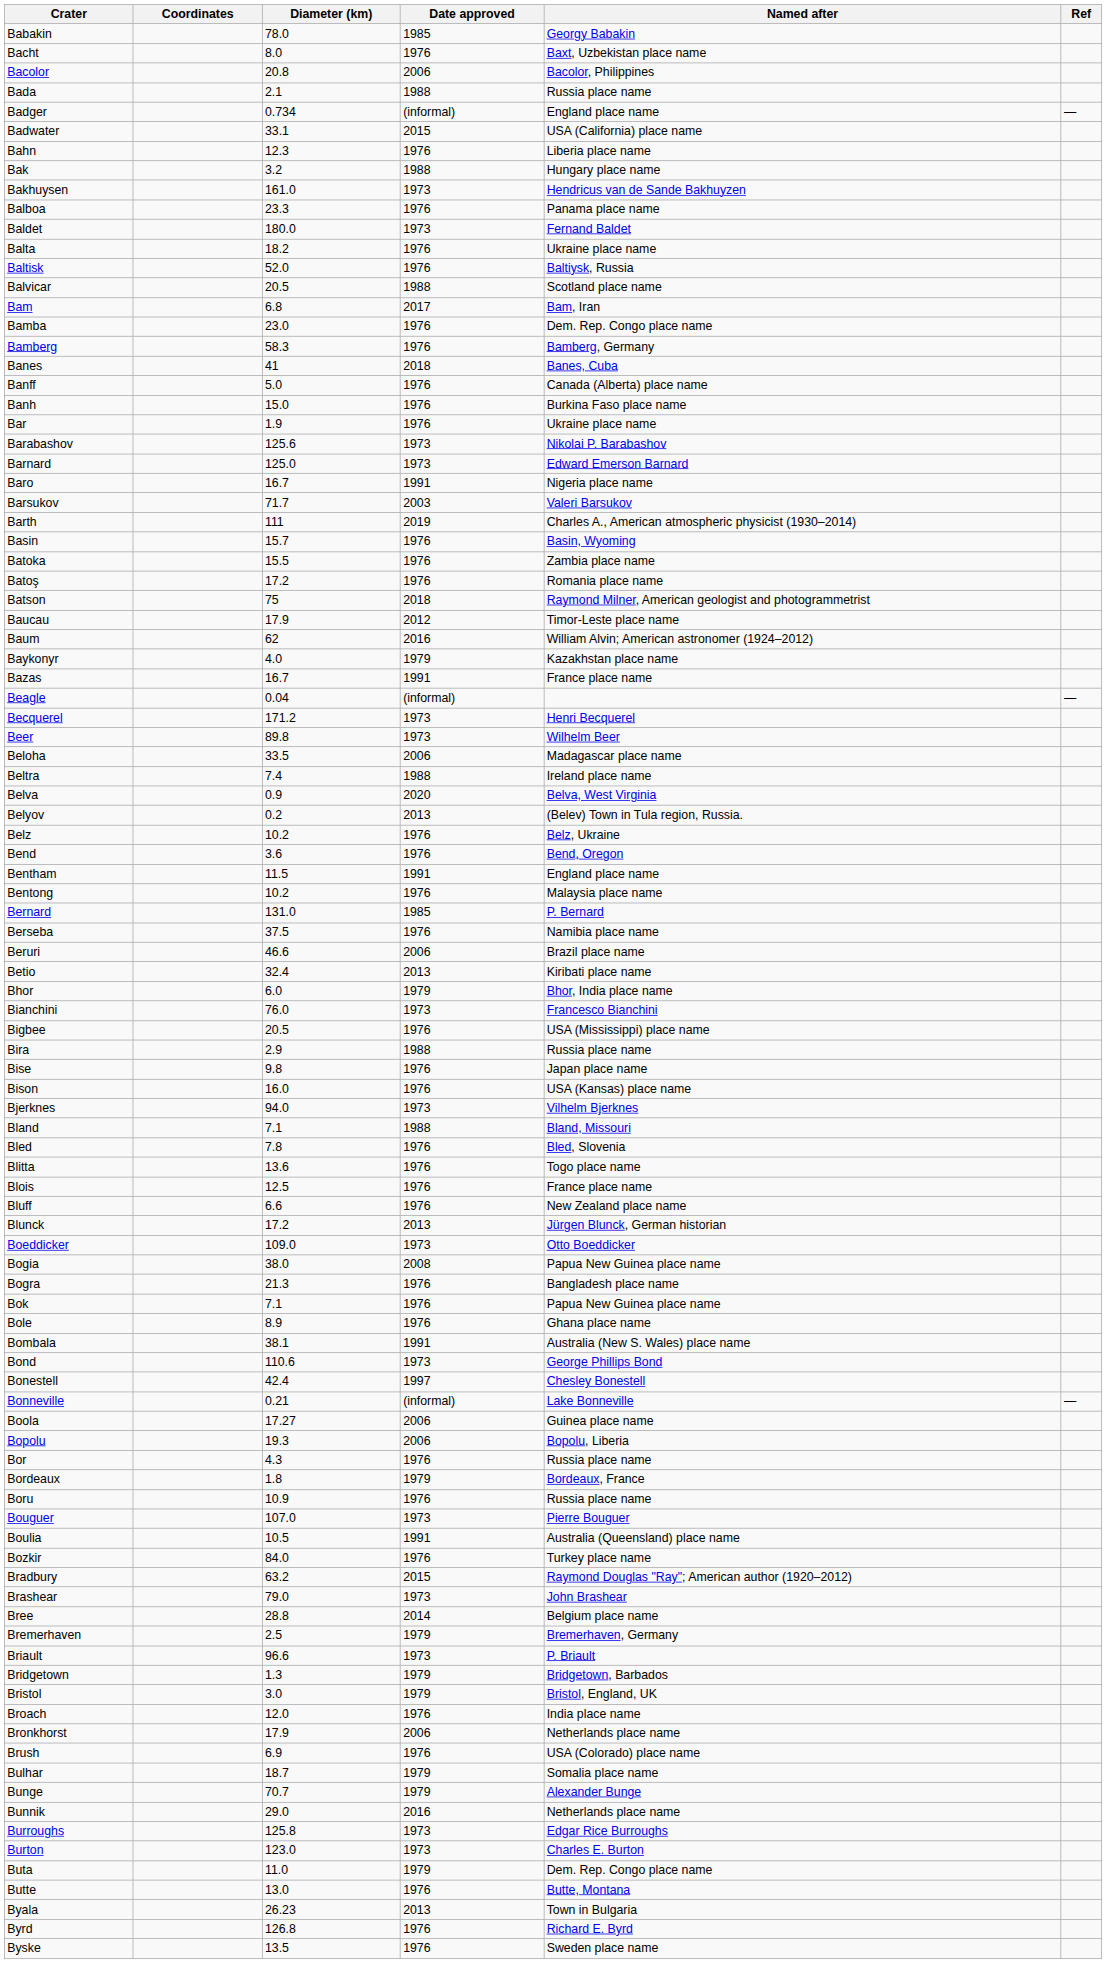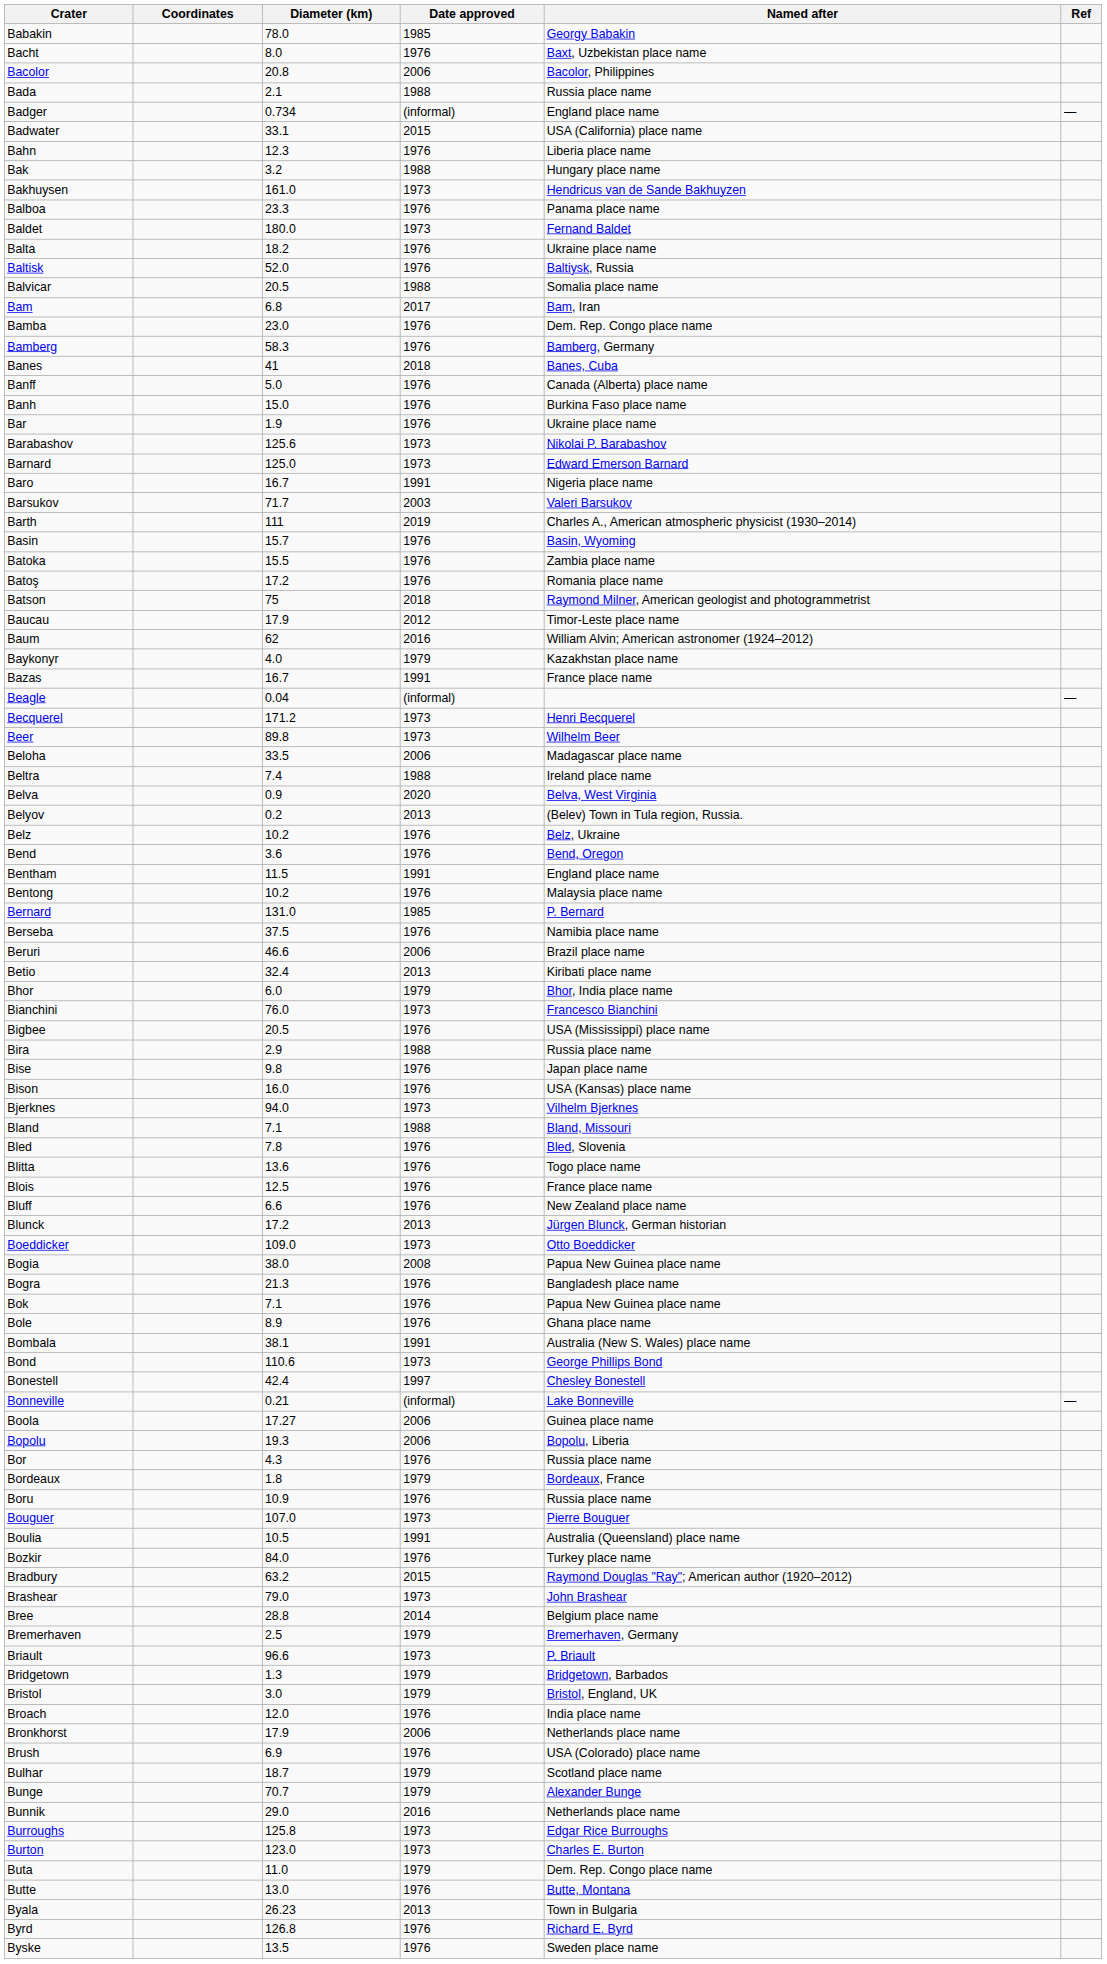(604, 287) Scotland place name -> (602, 287) Somalia place name
(602, 1772) Somalia place name -> (604, 1772) Scotland place name
